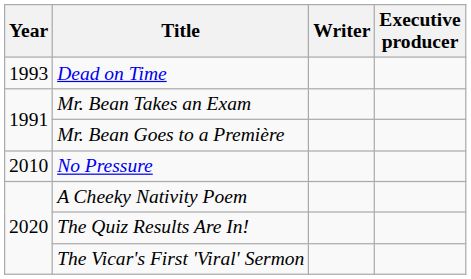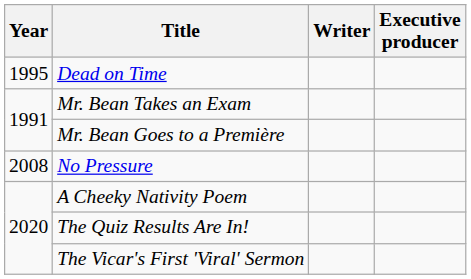(29, 72) 1993 -> (29, 72) 1995
(29, 165) 2010 -> (29, 165) 2008
